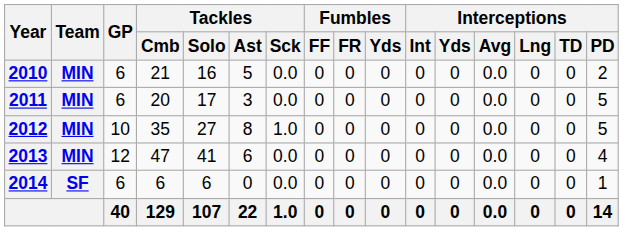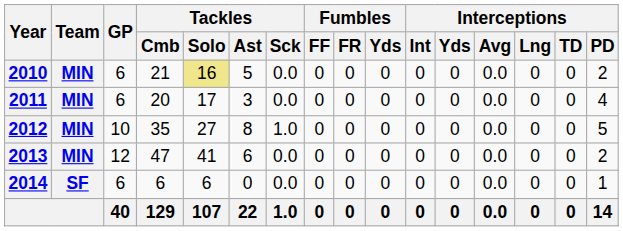(207, 73) no background -> (207, 73) khaki background
(603, 101) 5 -> (603, 101) 4
(603, 156) 4 -> (603, 156) 2
